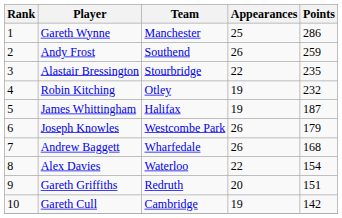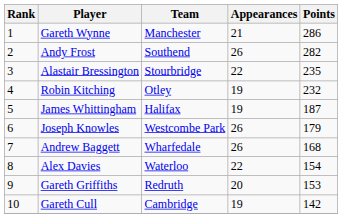(237, 33) 25 -> (237, 33) 21
(312, 52) 259 -> (312, 52) 282
(312, 185) 151 -> (312, 185) 153
